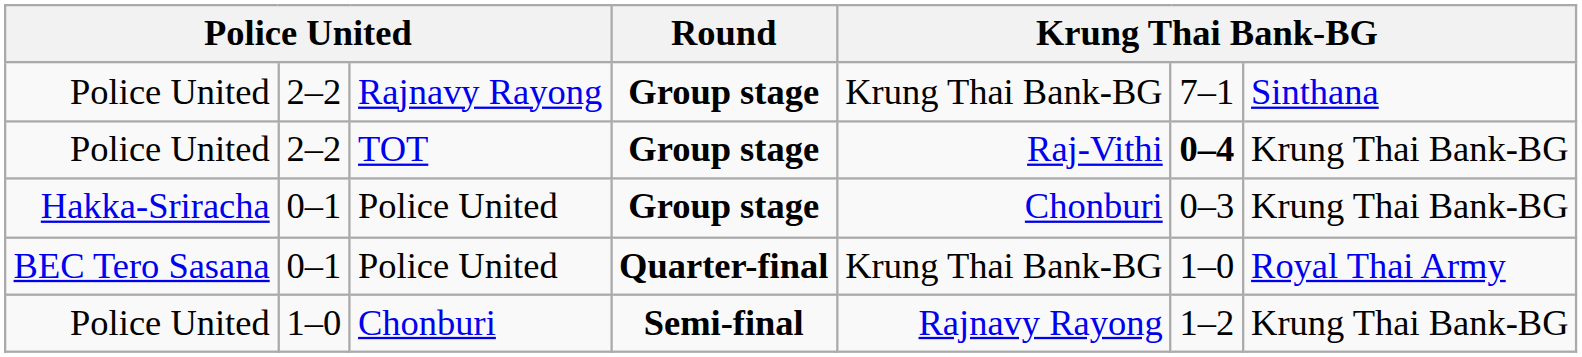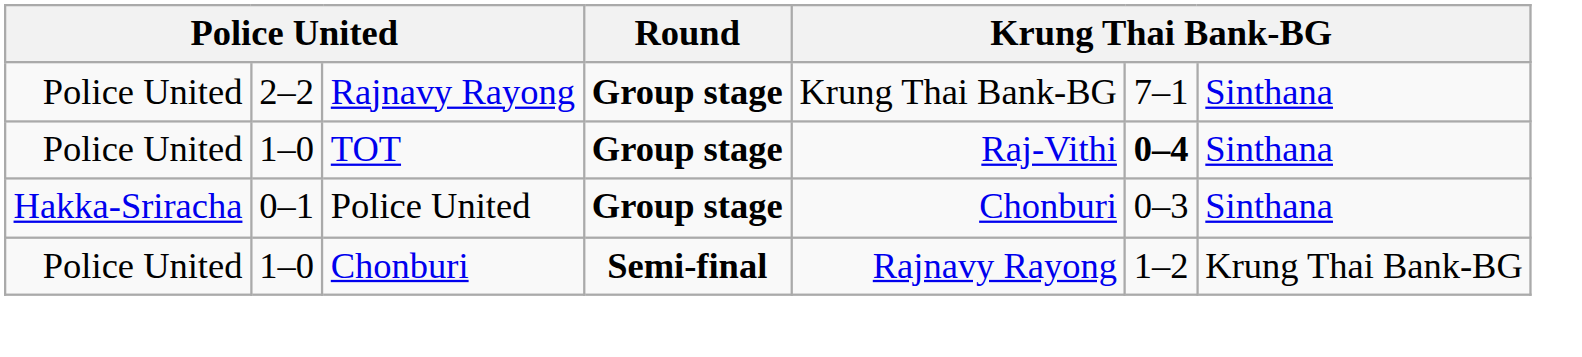(314, 149) 2–2 -> (287, 149) 1–0
(1410, 149) Krung Thai Bank-BG -> (1269, 149) Sinthana
(1410, 206) Krung Thai Bank-BG -> (1269, 206) Sinthana
- row: (142, 264)
